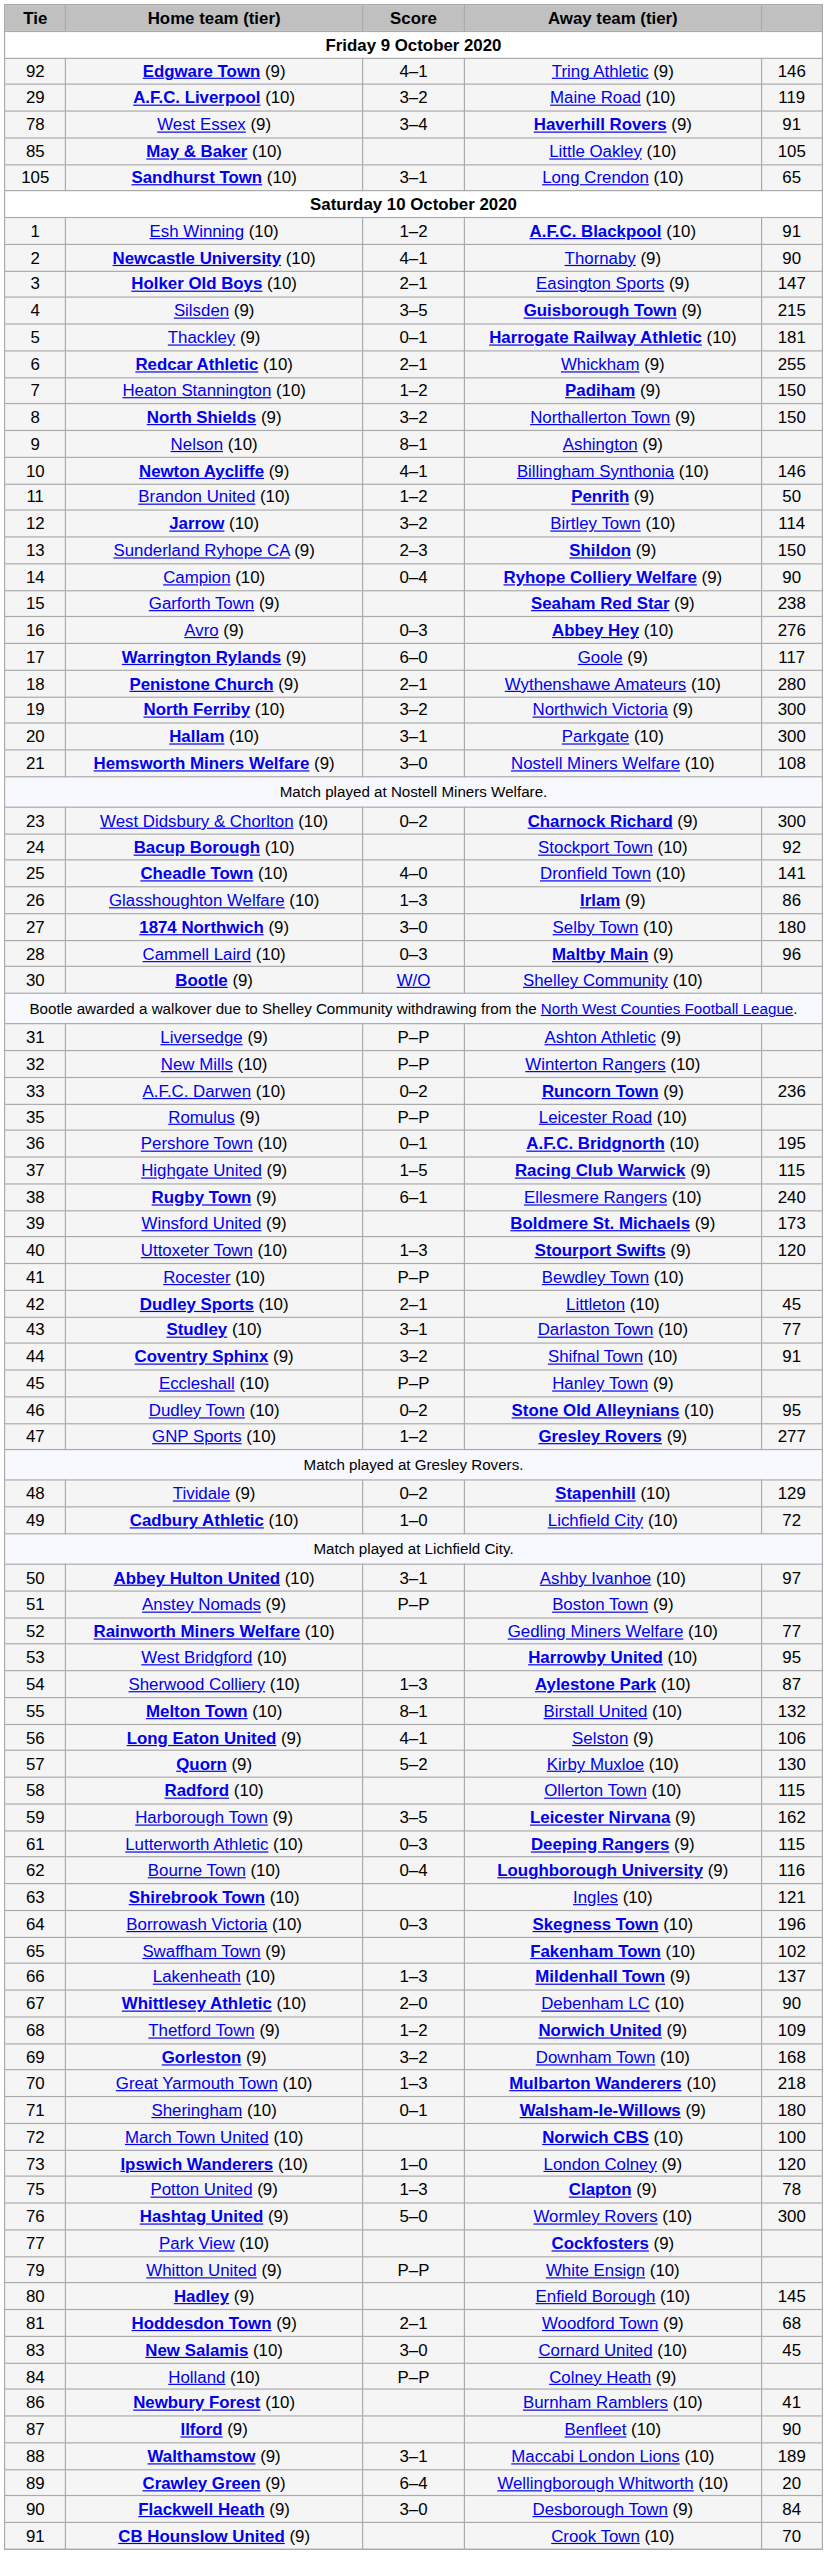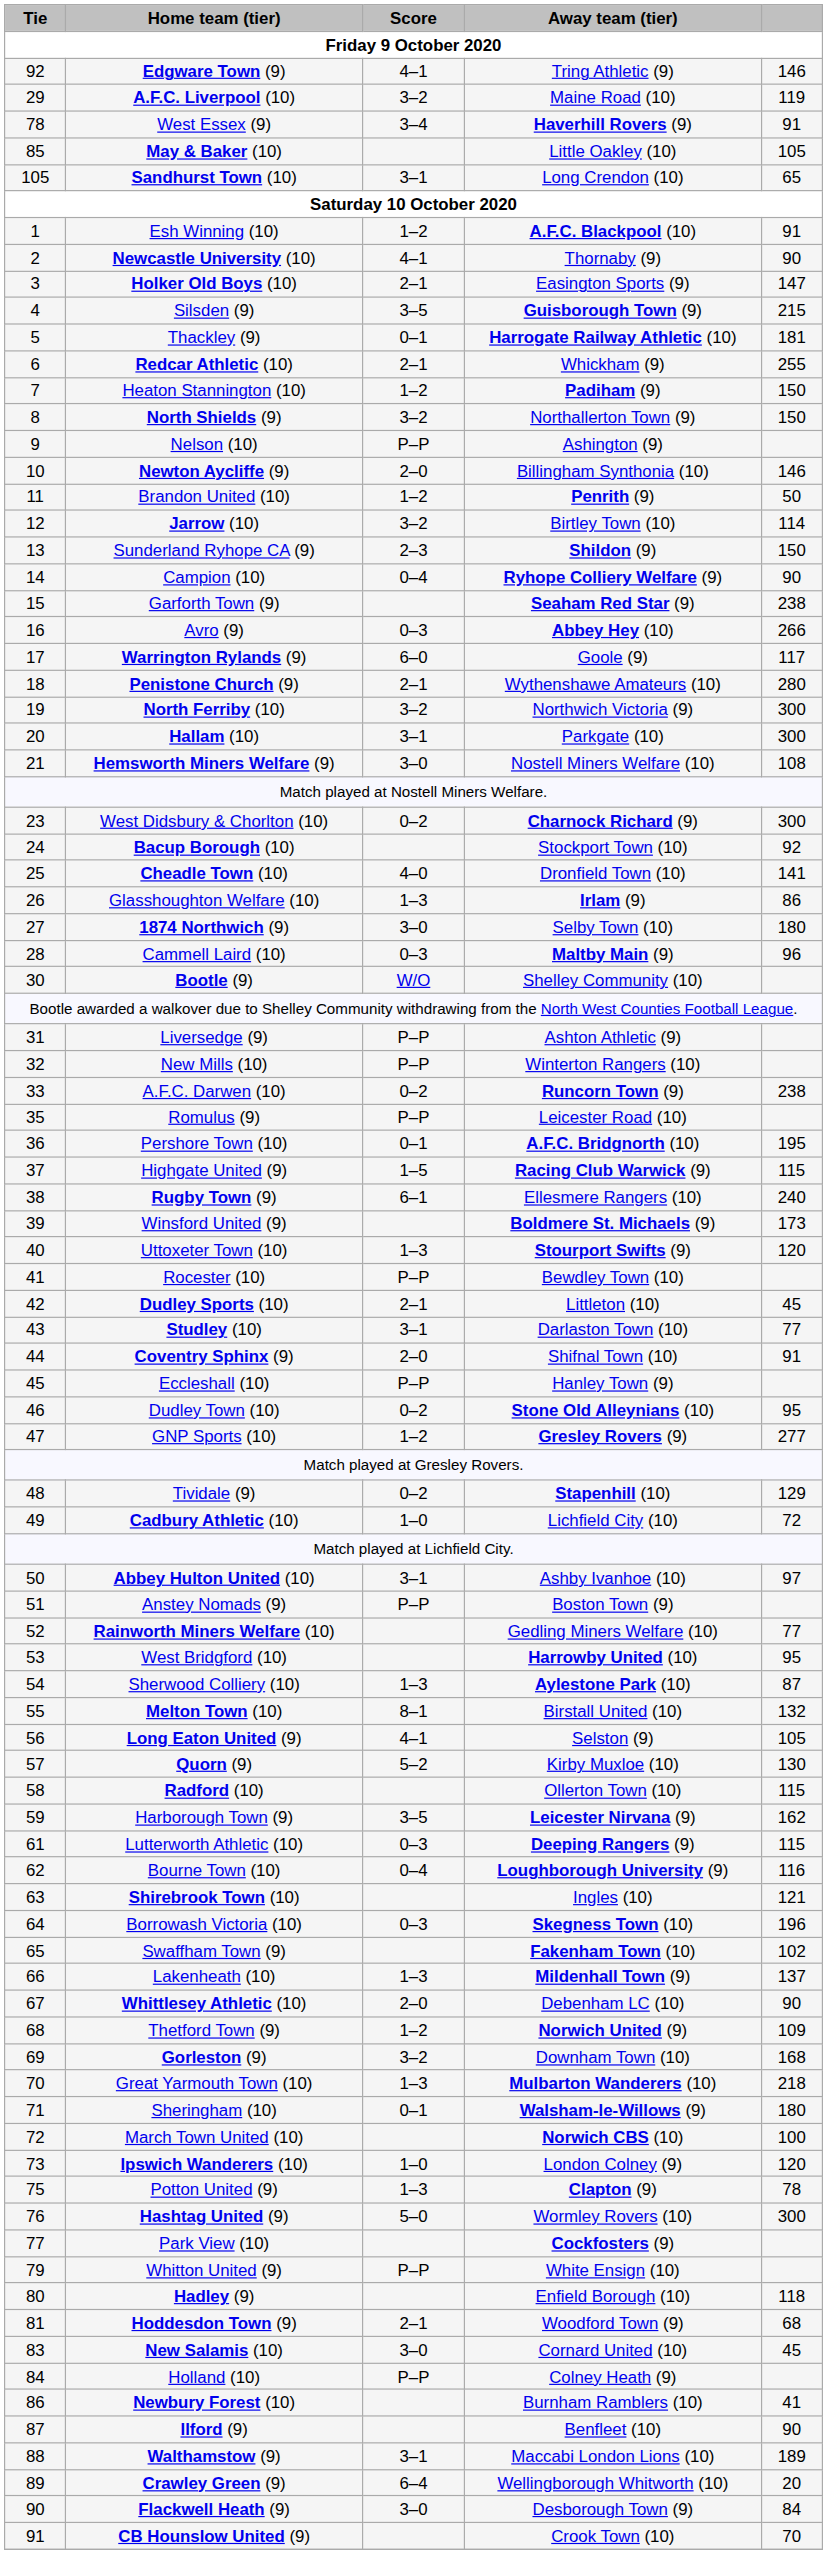(413, 444) 8–1 -> (413, 444) P–P
(413, 471) 4–1 -> (413, 471) 2–0
(792, 630) 276 -> (792, 630) 266
(792, 1091) 236 -> (792, 1091) 238
(413, 1357) 3–2 -> (413, 1357) 2–0
(792, 1738) 106 -> (792, 1738) 105
(792, 2297) 145 -> (792, 2297) 118
